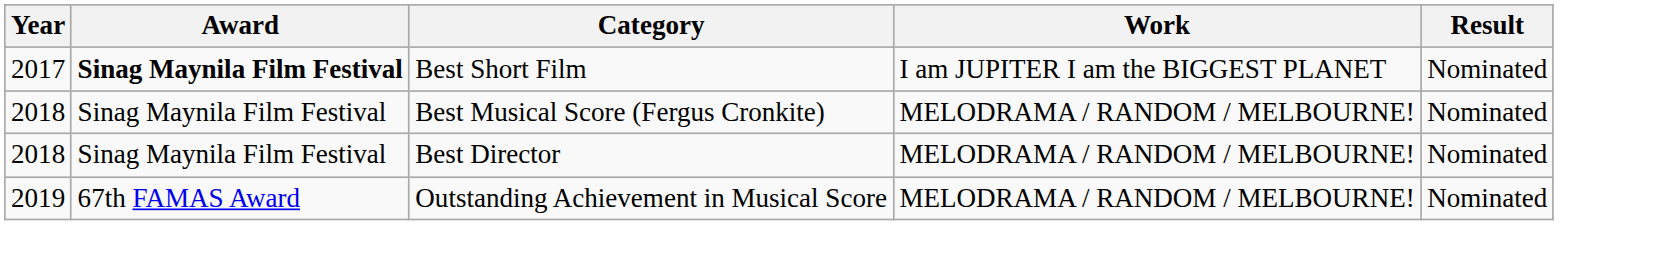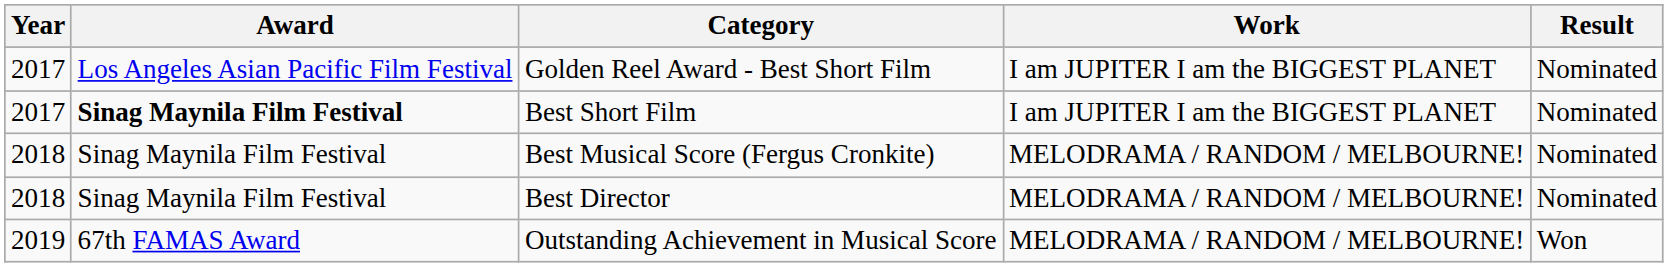+ row: (728, 68)
(1487, 197) Nominated -> (1562, 240) Won
